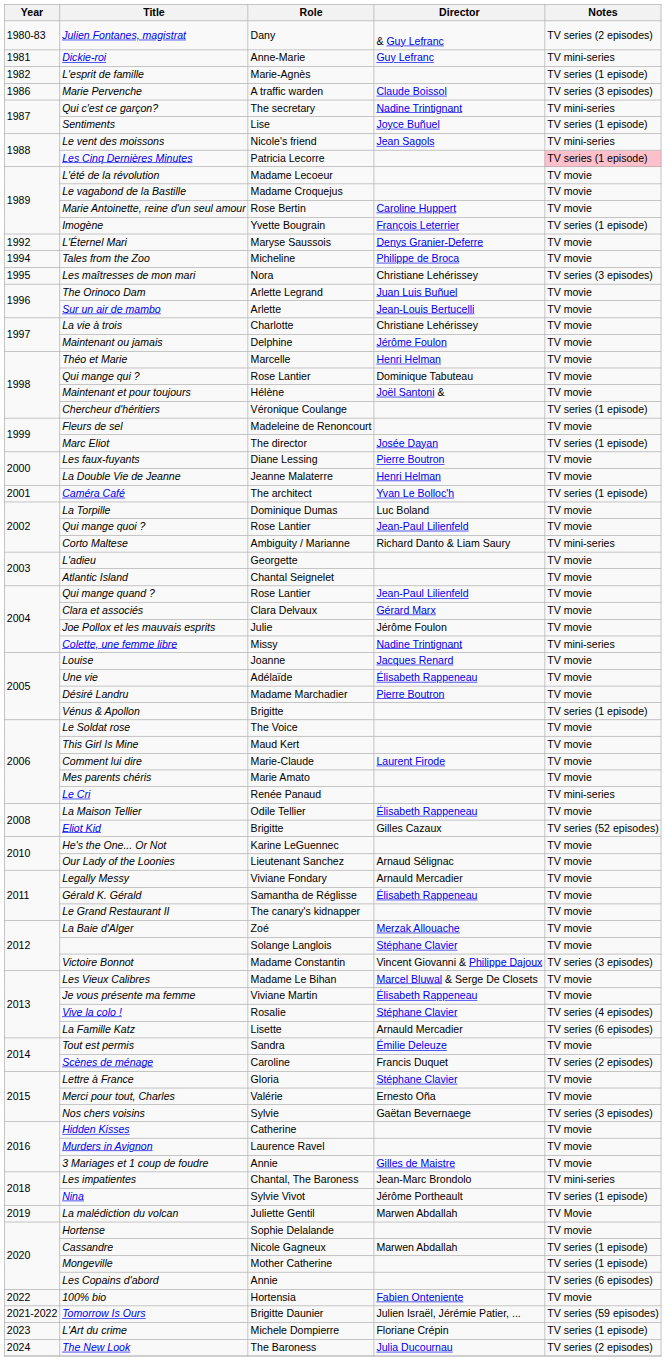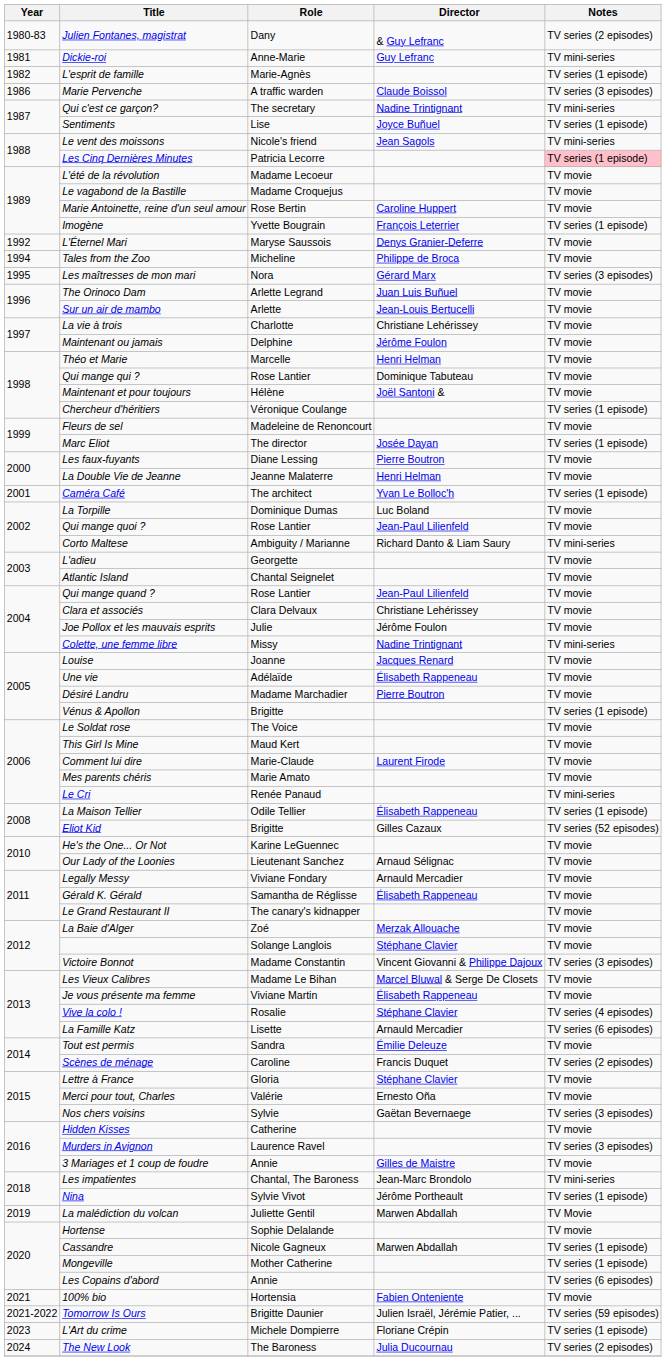(427, 275) Christiane Lehérissey -> (406, 275) Gérard Marx
(406, 610) Gérard Marx -> (427, 610) Christiane Lehérissey
(570, 811) TV movie -> (597, 811) TV series (1 episode)
(570, 1146) TV movie -> (600, 1146) TV series (3 episodes)
(19, 1297) 2022 -> (19, 1297) 2021
